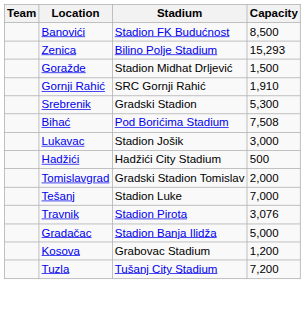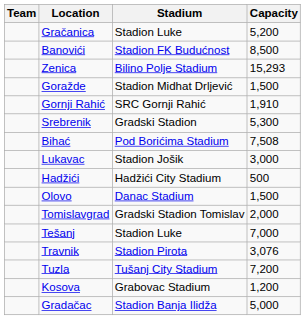+ row: (68, 31)
+ row: (57, 196)
rows swapped: (55, 269) <-> (67, 232)
